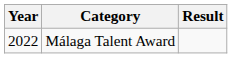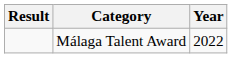columns swapped: (23, 16) <-> (203, 16)
